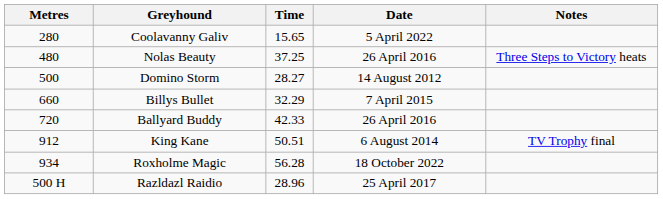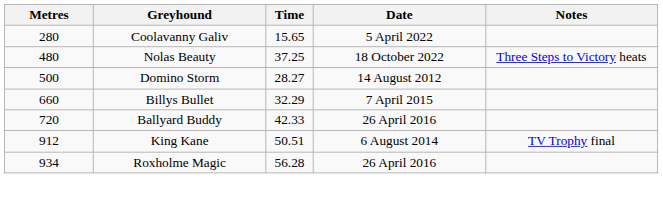(399, 57) 26 April 2016 -> (399, 57) 18 October 2022
(399, 162) 18 October 2022 -> (399, 162) 26 April 2016
- row: (180, 183)
